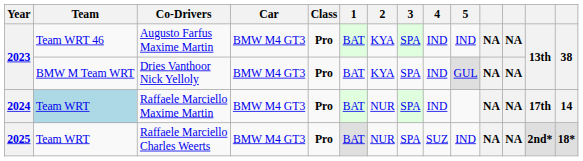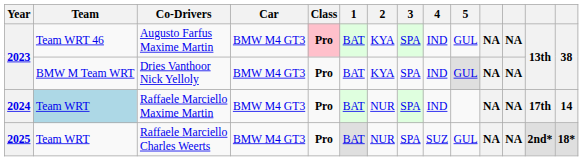(324, 40) no background -> (324, 40) pink background
(466, 40) IND -> (466, 40) GUL
(466, 139) IND -> (466, 139) GUL
